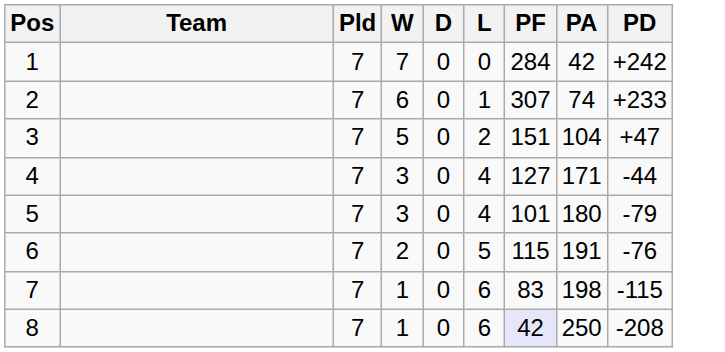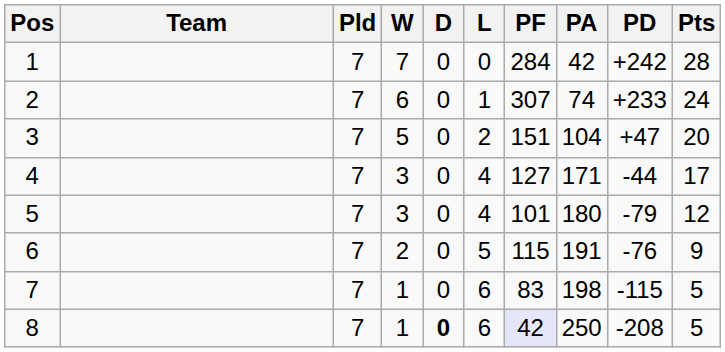+ column: (697, 23)
(443, 328) normal -> (443, 328) bold
